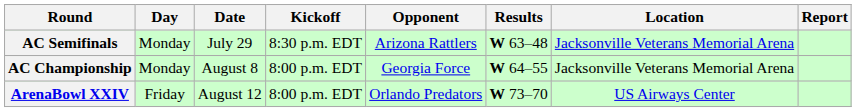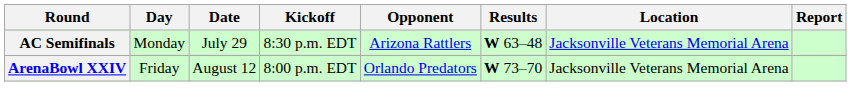- row: (70, 68)
(675, 94) US Airways Center -> (669, 68) Jacksonville Veterans Memorial Arena
